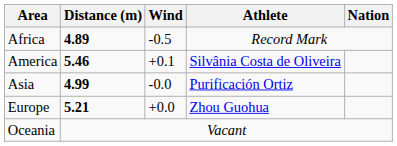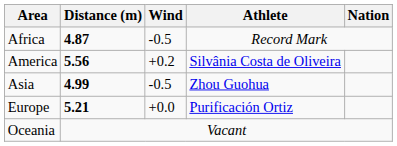(77, 38) 4.89 -> (77, 38) 4.87
(77, 61) 5.46 -> (77, 61) 5.56
(162, 61) +0.1 -> (162, 61) +0.2
(160, 84) -0.0 -> (160, 84) -0.5
(241, 84) Purificación Ortiz -> (229, 84) Zhou Guohua
(229, 107) Zhou Guohua -> (241, 107) Purificación Ortiz
